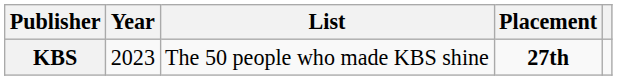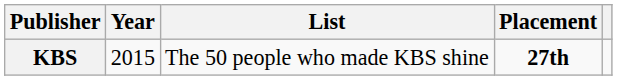(133, 57) 2023 -> (133, 57) 2015
